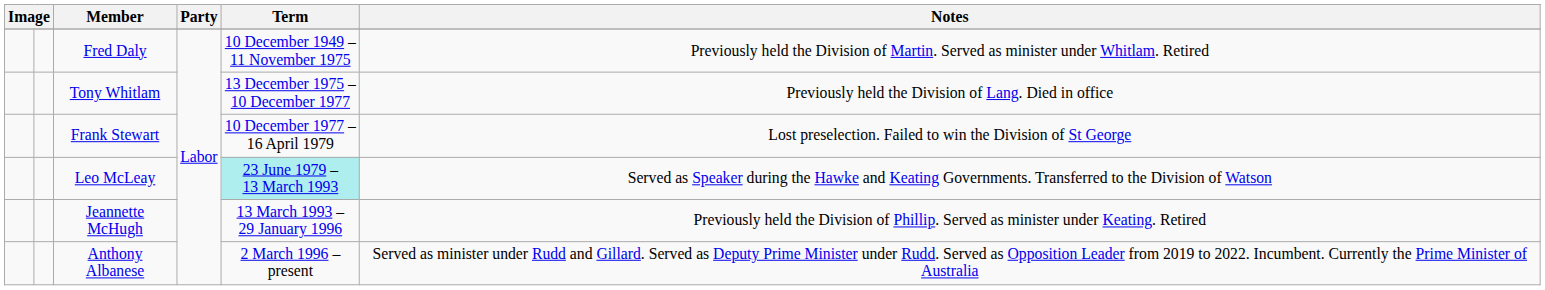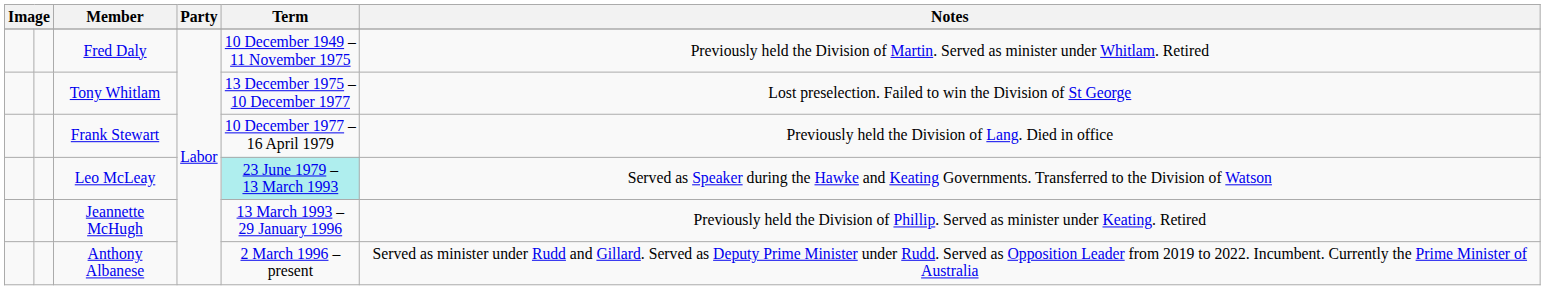(950, 93) Previously held the Division of Lang. Died in office -> (950, 93) Lost preselection. Failed to win the Division of St George
(950, 135) Lost preselection. Failed to win the Division of St George -> (950, 135) Previously held the Division of Lang. Died in office
